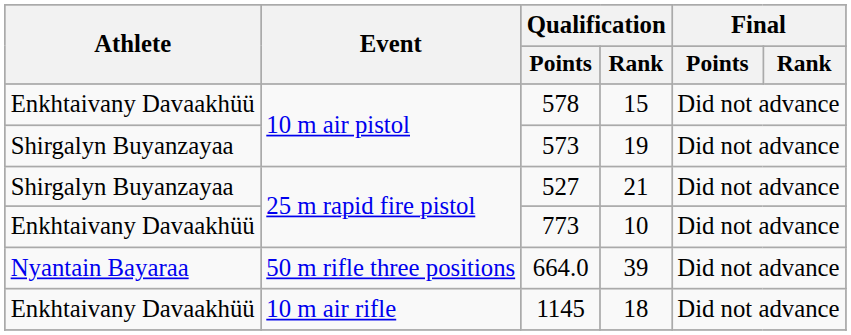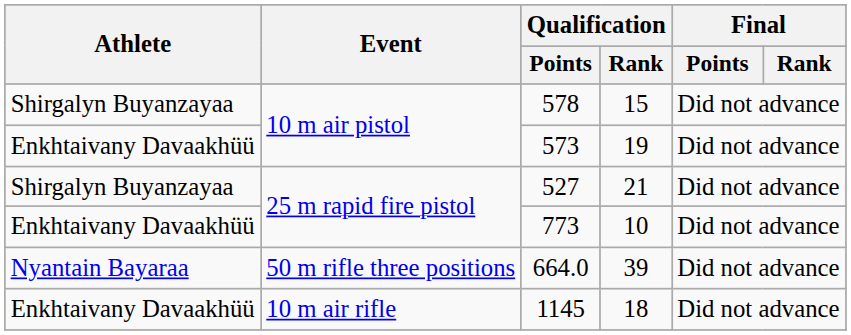(133, 104) Enkhtaivany Davaakhüü -> (122, 104) Shirgalyn Buyanzayaa
(122, 145) Shirgalyn Buyanzayaa -> (133, 145) Enkhtaivany Davaakhüü
